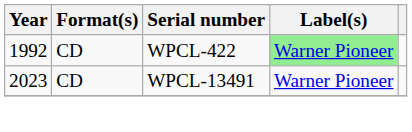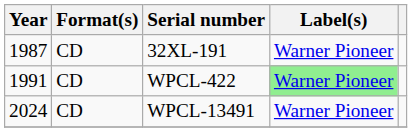+ row: (187, 50)
(28, 50) 1992 -> (28, 80) 1991
(28, 80) 2023 -> (28, 111) 2024
